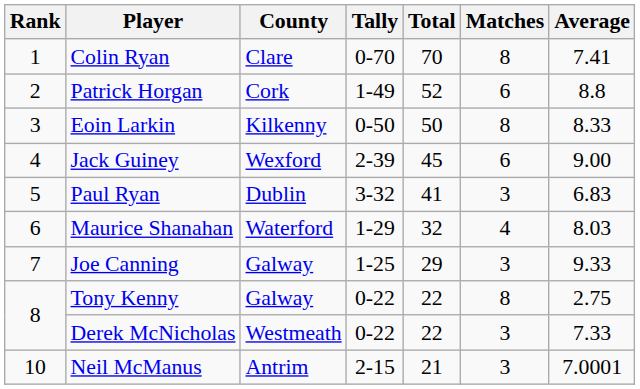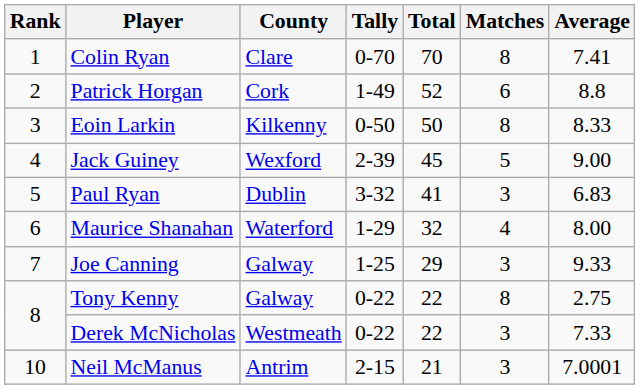(505, 159) 6 -> (505, 159) 5
(592, 228) 8.03 -> (592, 228) 8.00
